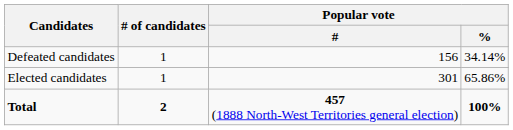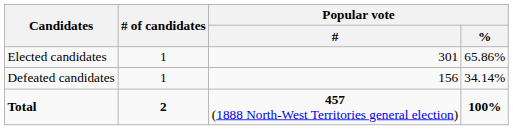rows swapped: (57, 78) <-> (61, 57)
